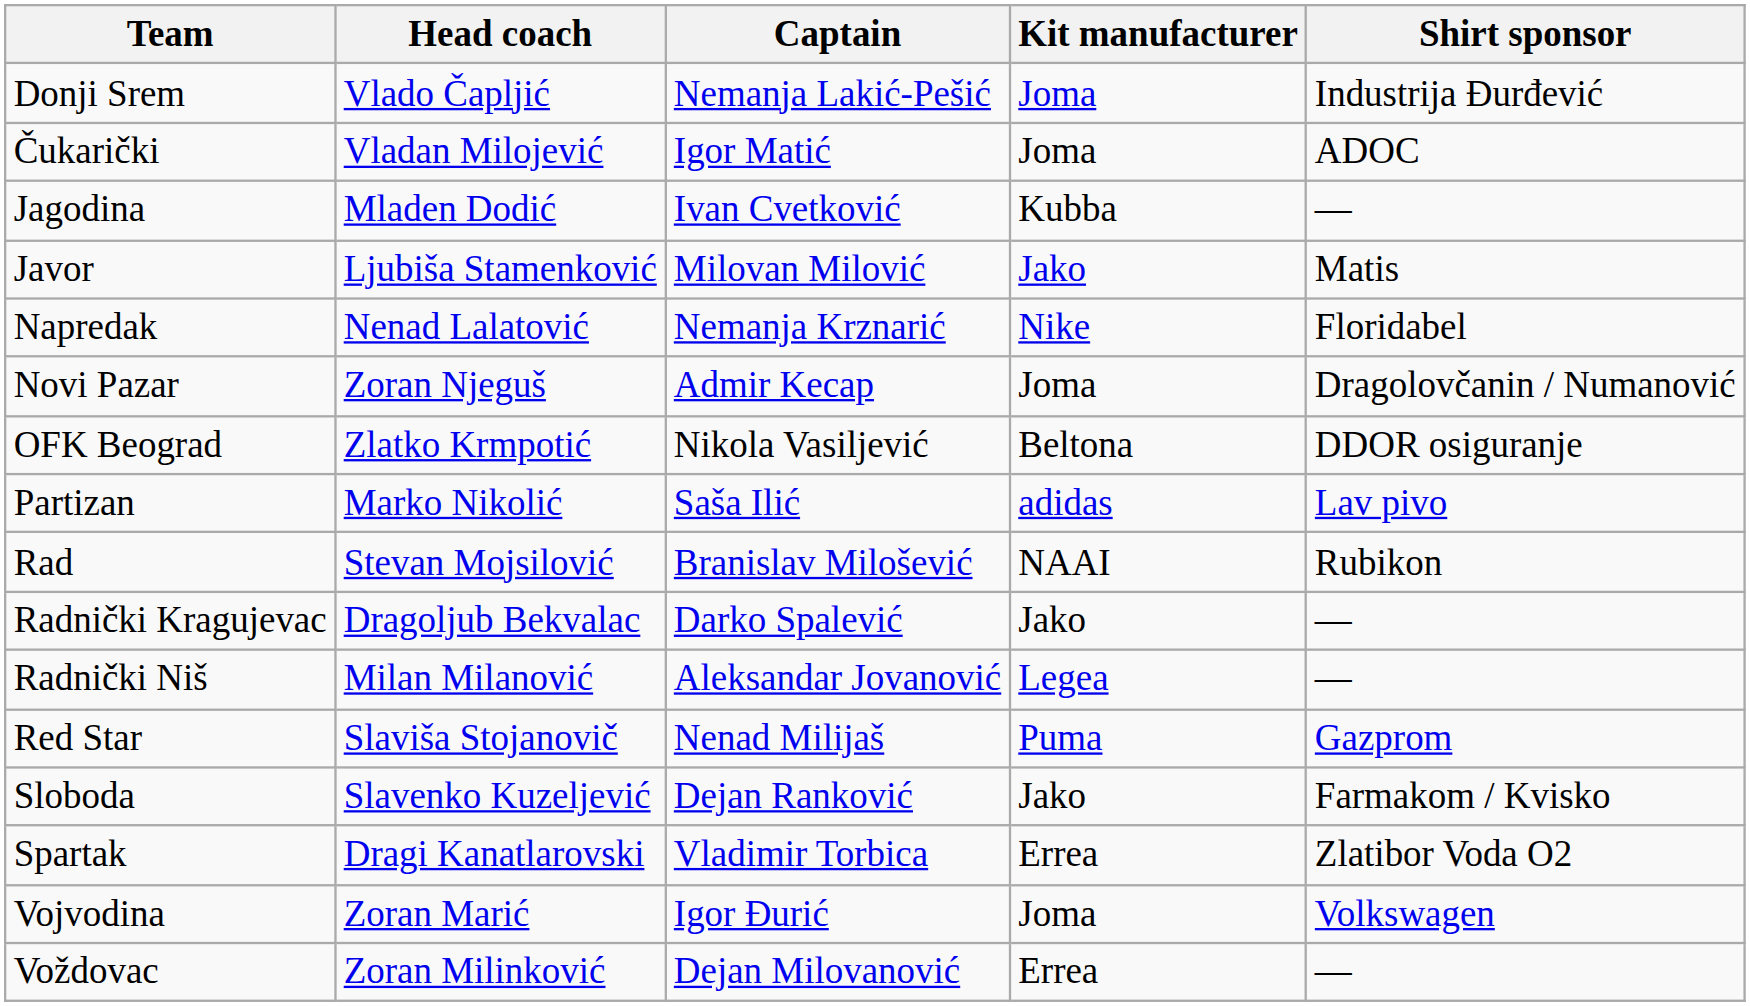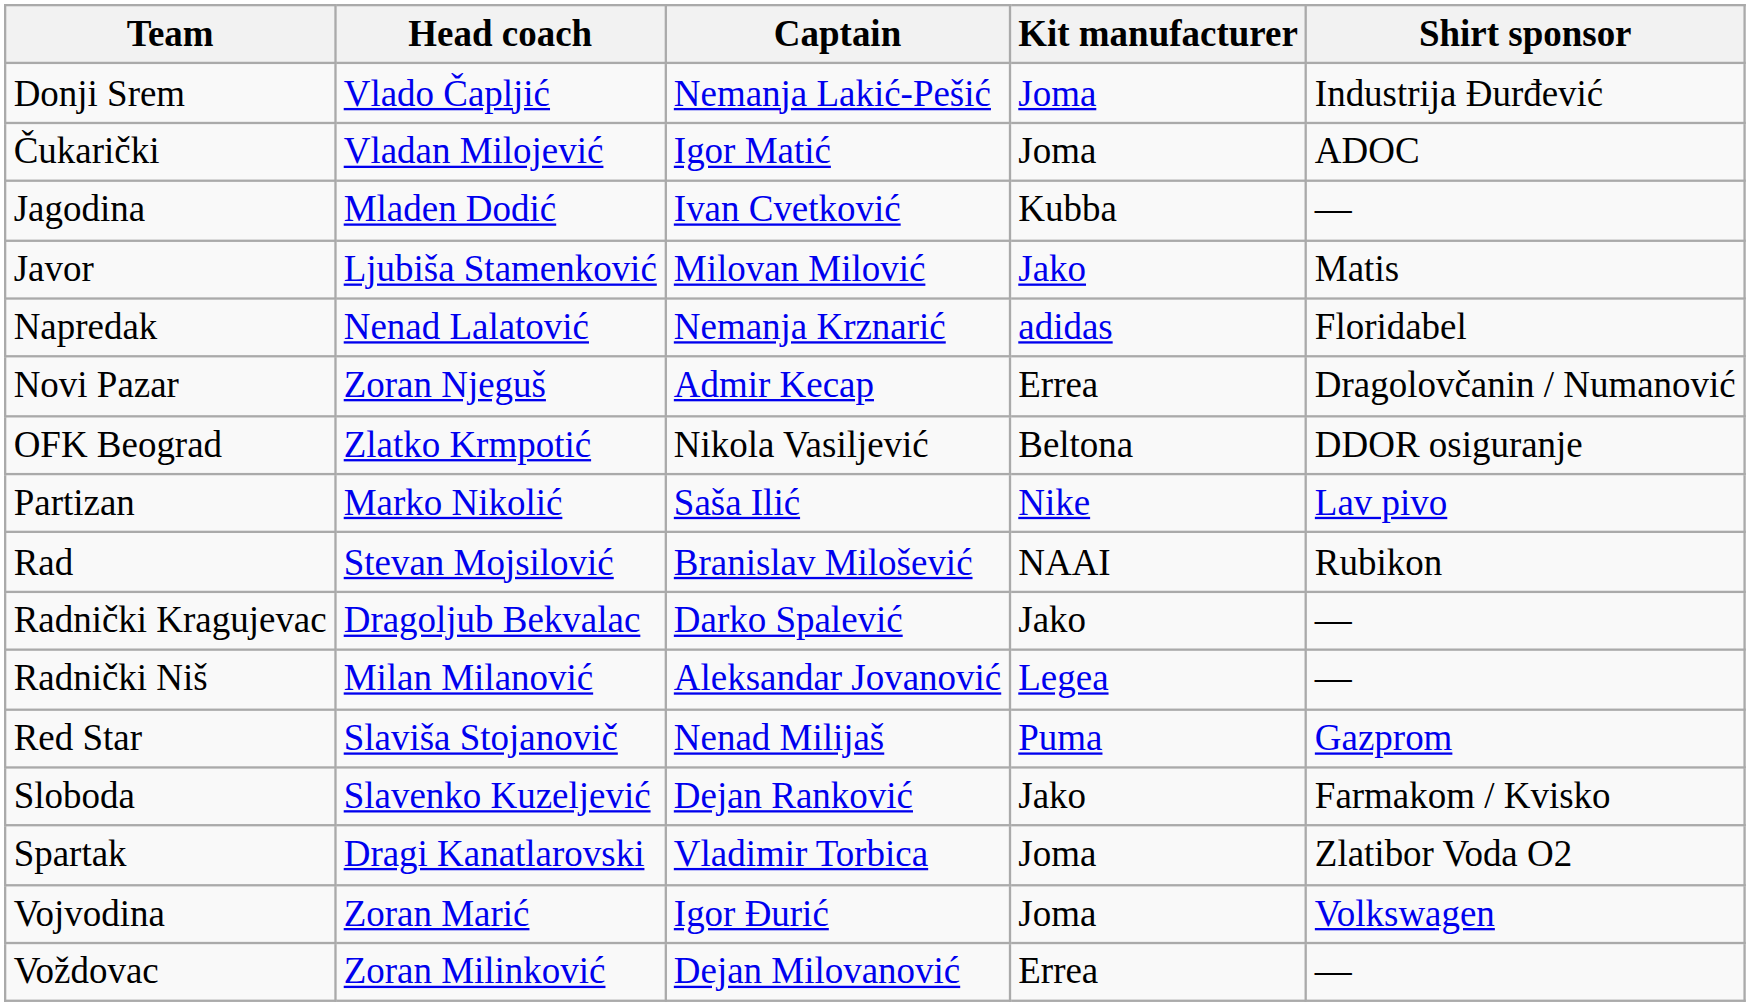(1054, 326) Nike -> (1065, 326) adidas
(1057, 385) Joma -> (1058, 385) Errea
(1065, 502) adidas -> (1054, 502) Nike
(1058, 854) Errea -> (1057, 854) Joma
